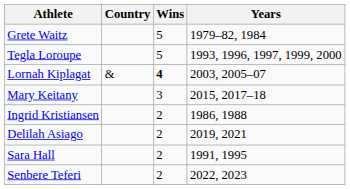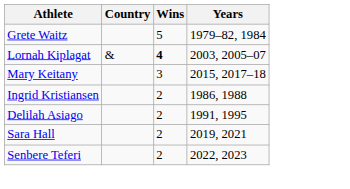- row: (44, 54)
(218, 134) 2019, 2021 -> (218, 114) 1991, 1995
(218, 154) 1991, 1995 -> (218, 134) 2019, 2021
